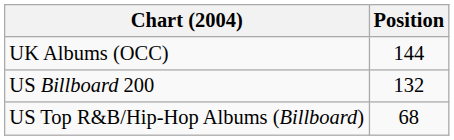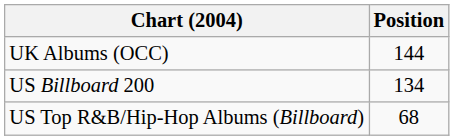(409, 85) 132 -> (409, 85) 134
